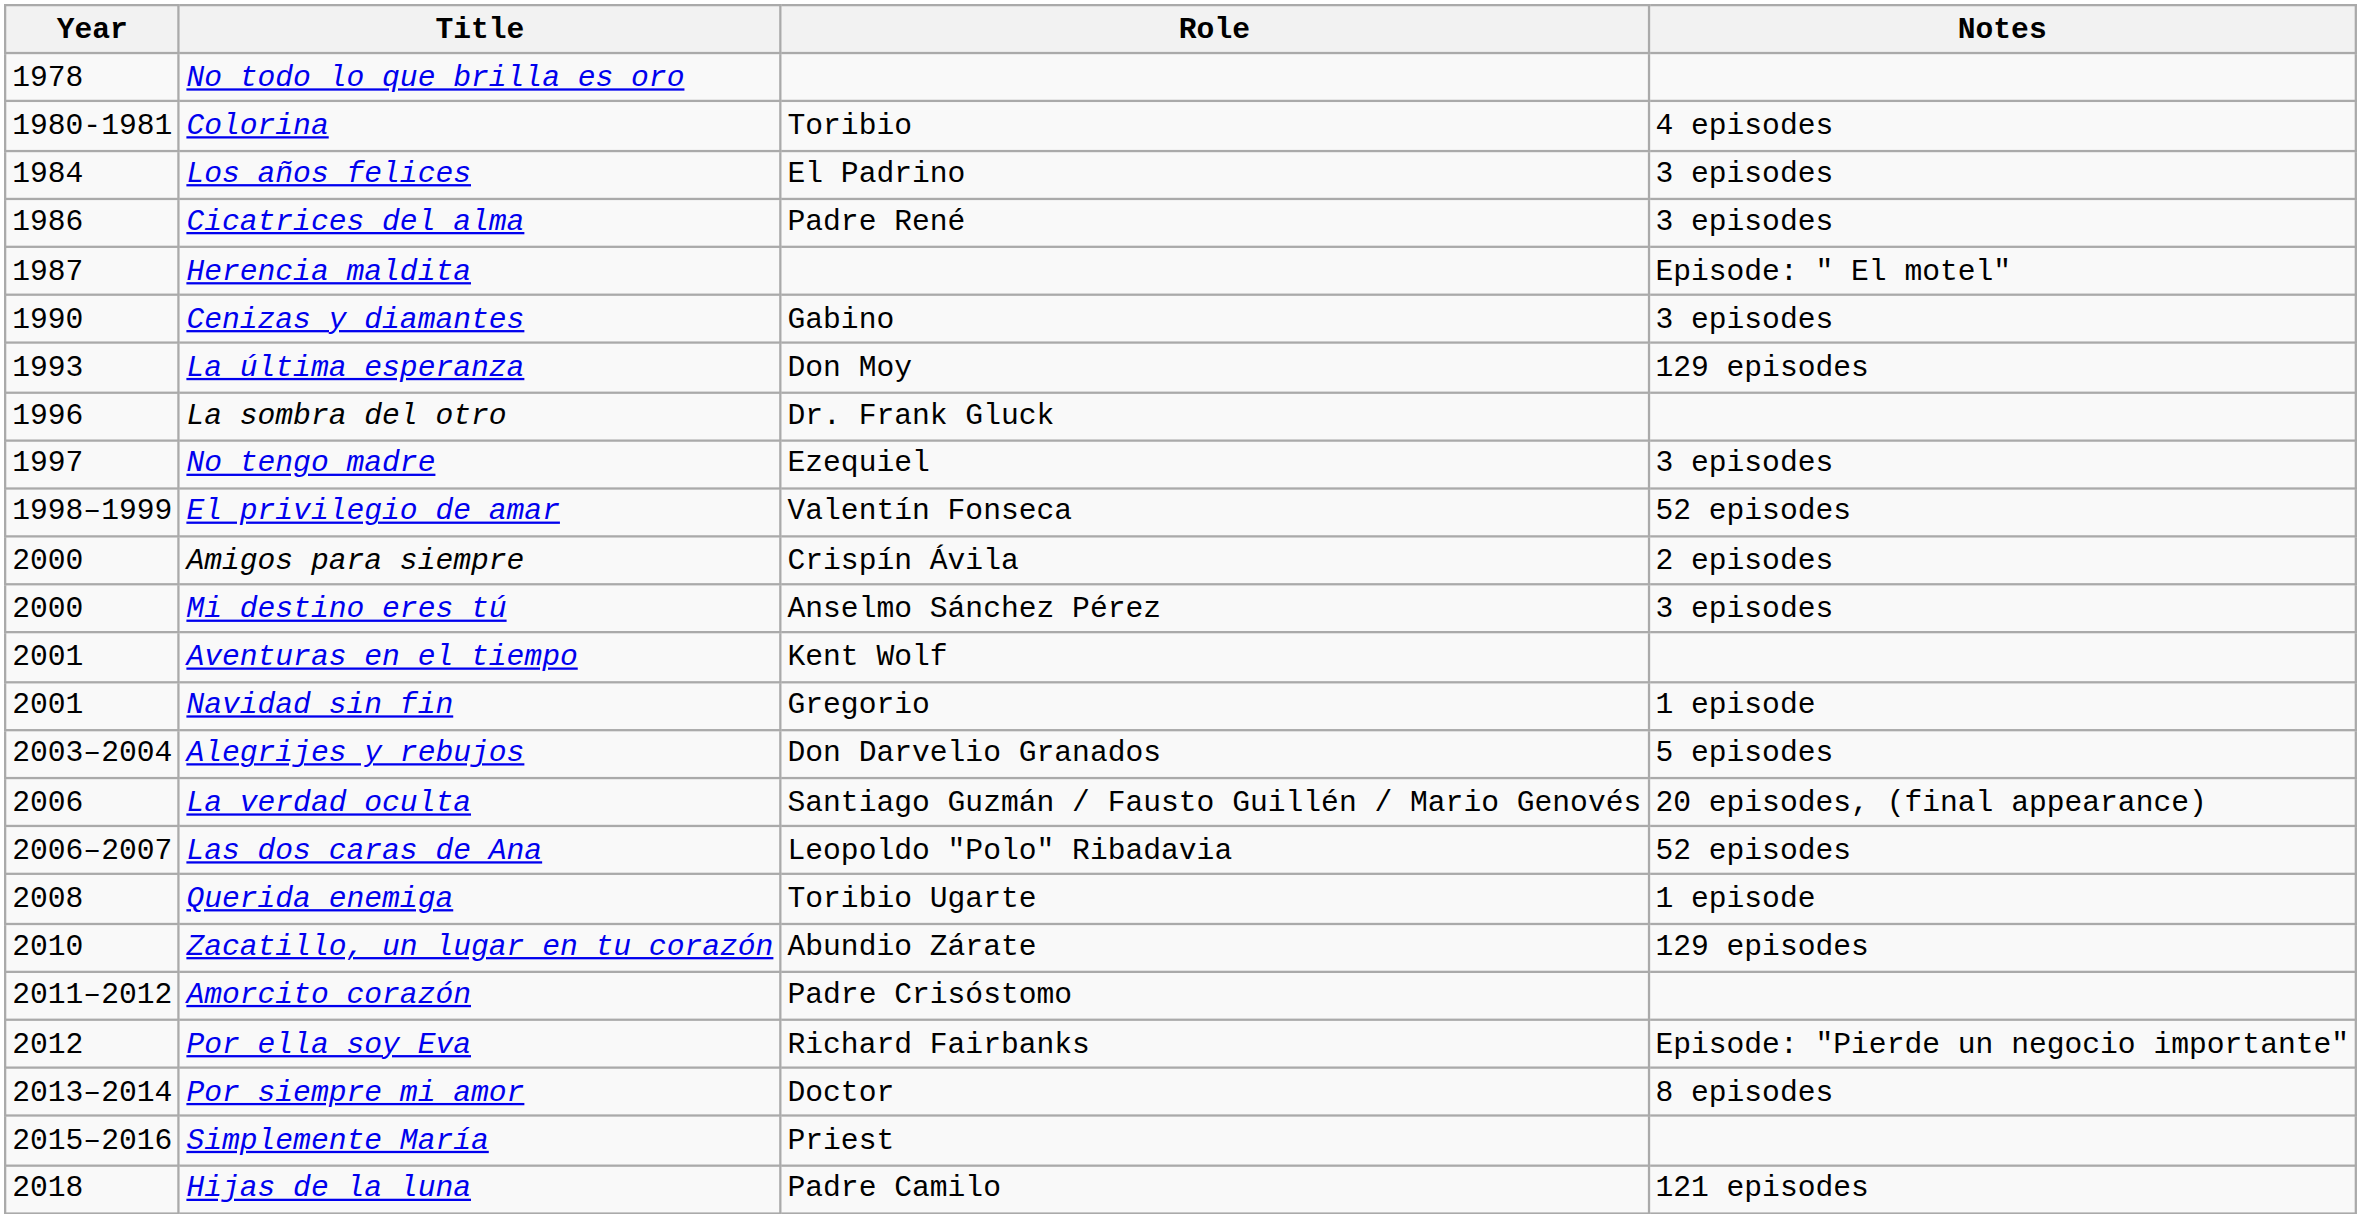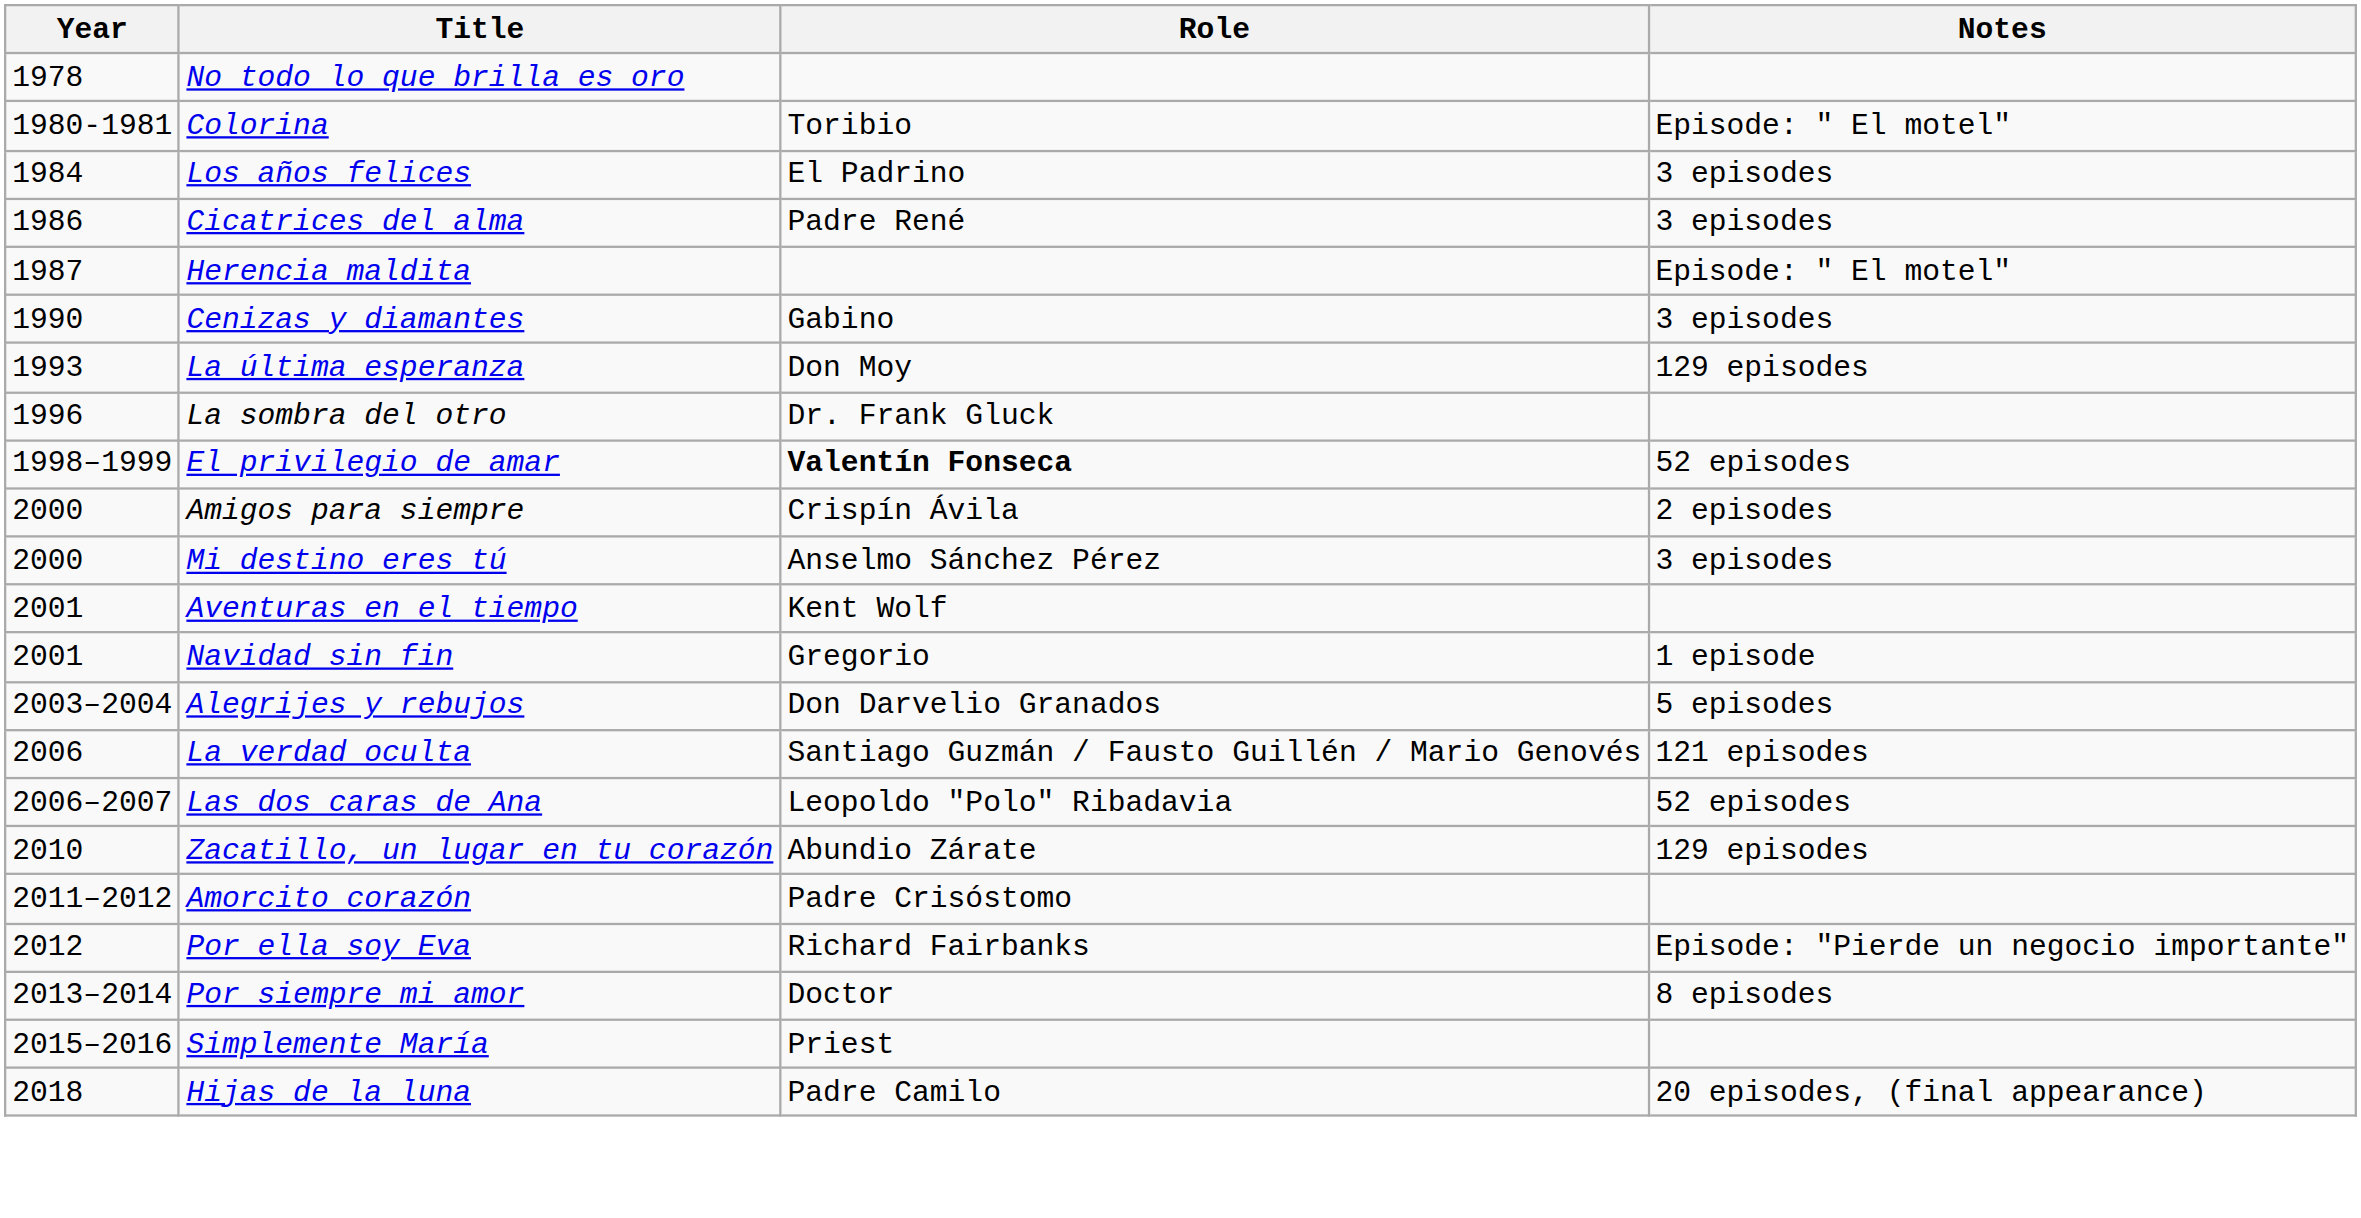(1744, 126) 4 episodes -> (1833, 126) Episode: " El motel"
- row: (311, 464)
(930, 512) normal -> (930, 464) bold
(1931, 802) 20 episodes, (final appearance) -> (1762, 754) 121 episodes
- row: (320, 899)
(1762, 1189) 121 episodes -> (1931, 1092) 20 episodes, (final appearance)
